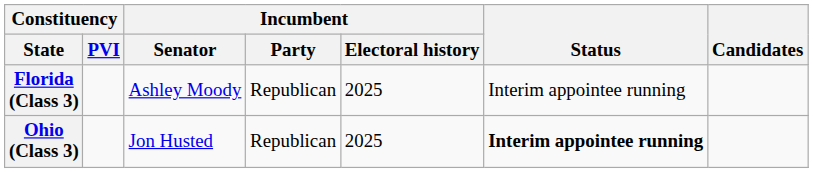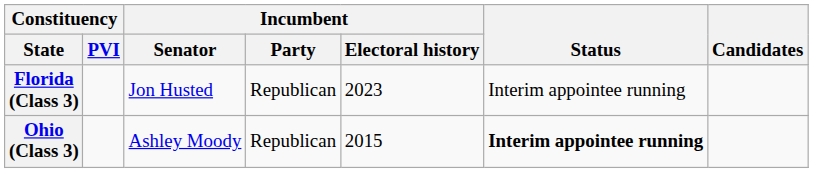(185, 89) Ashley Moody -> (171, 89) Jon Husted
(364, 89) 2025 -> (364, 89) 2023
(171, 141) Jon Husted -> (185, 141) Ashley Moody
(364, 141) 2025 -> (364, 141) 2015
